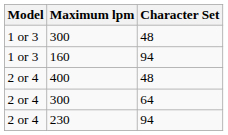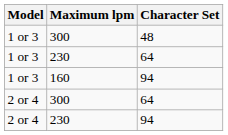+ row: (60, 57)
- row: (60, 78)
